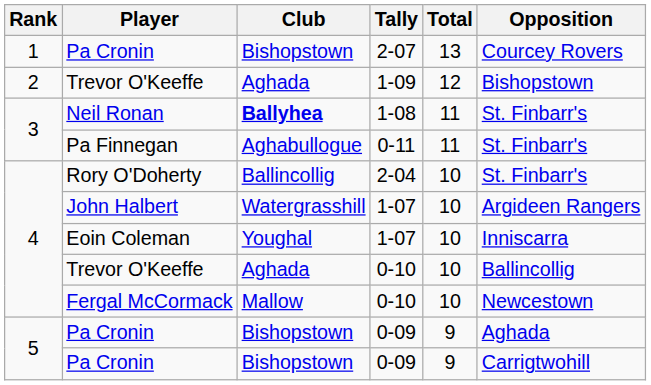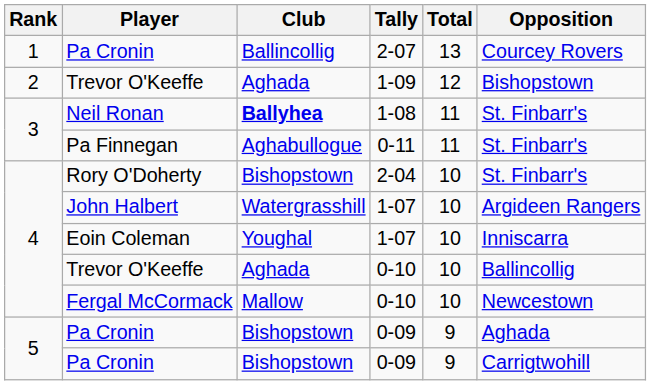(297, 51) Bishopstown -> (288, 51) Ballincollig
(288, 176) Ballincollig -> (297, 176) Bishopstown
